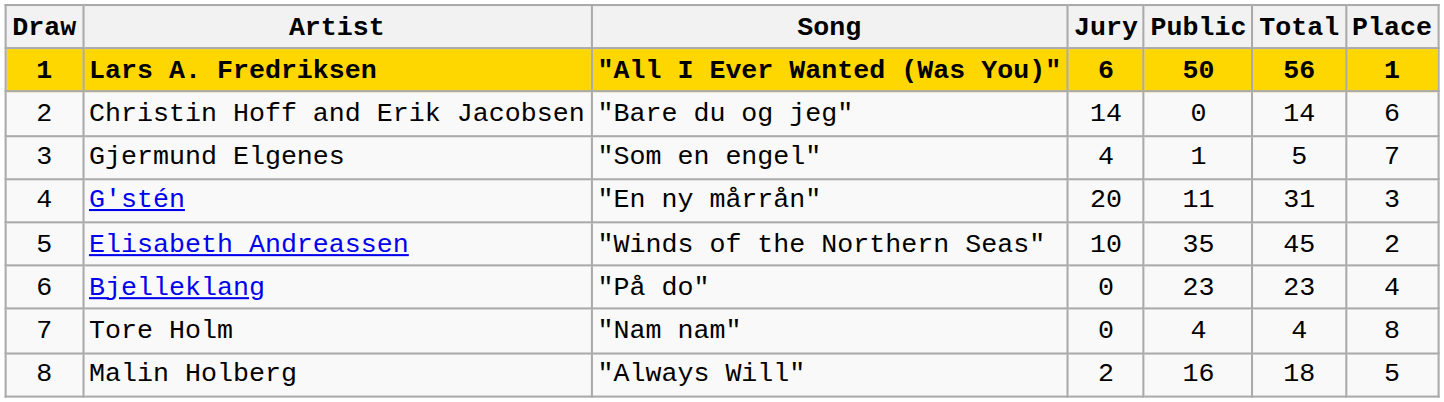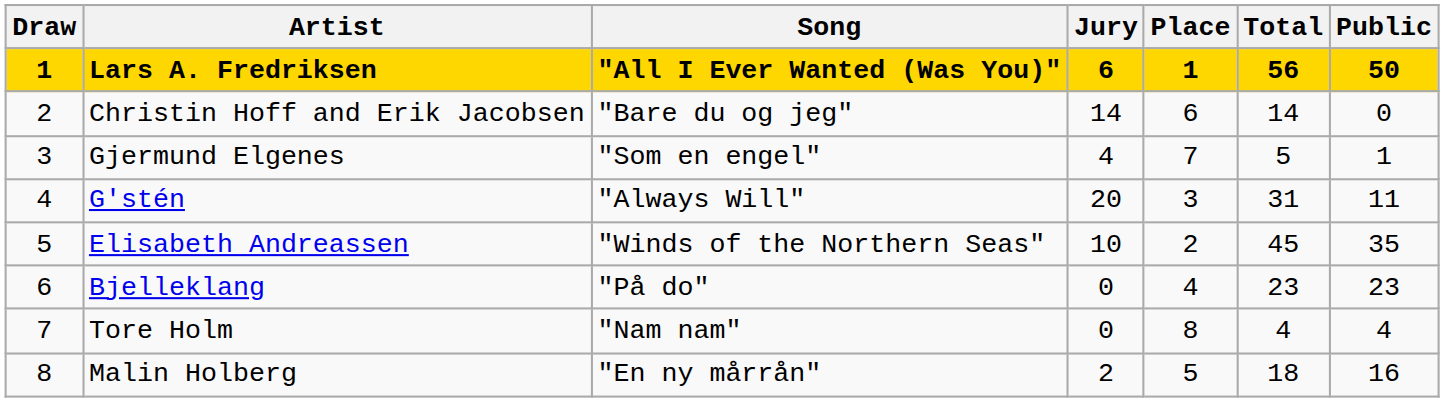columns swapped: (1199, 27) <-> (1392, 27)
(709, 200) "En ny mårrån" -> (701, 200) "Always Will"
(701, 374) "Always Will" -> (709, 374) "En ny mårrån"
